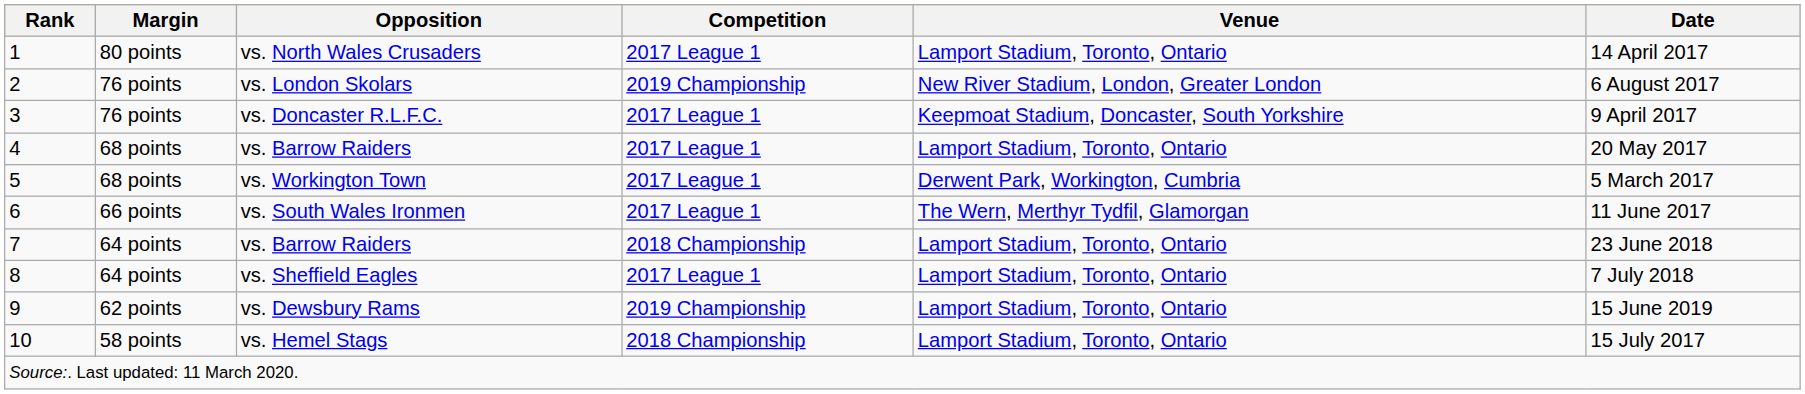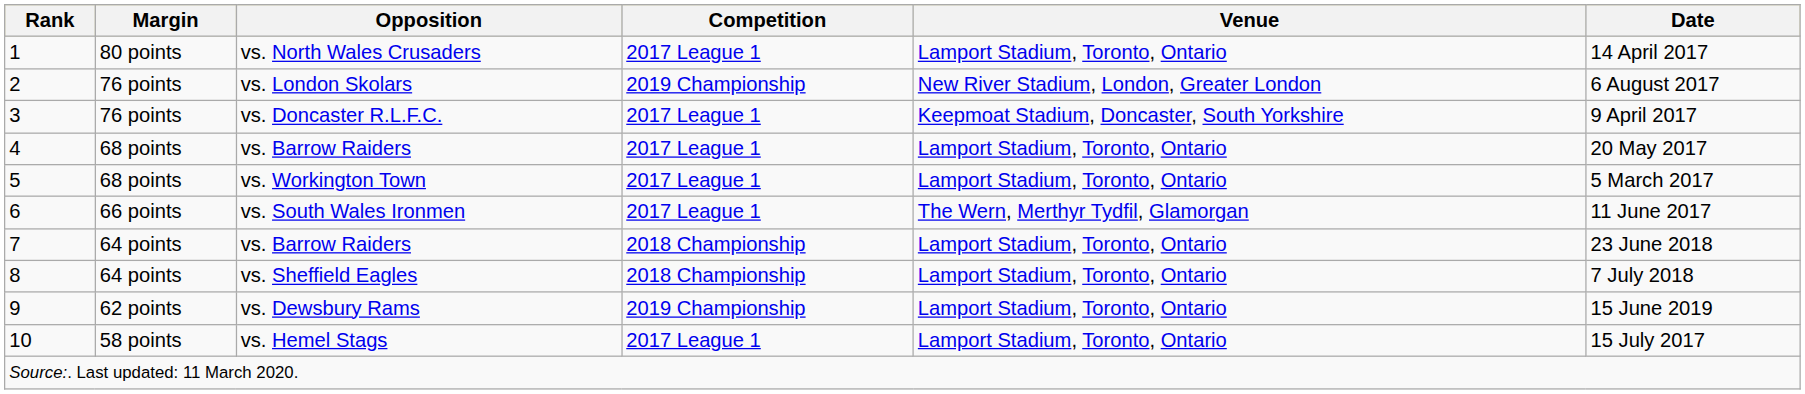(1079, 180) Derwent Park, Workington, Cumbria -> (1072, 180) Lamport Stadium, Toronto, Ontario
(694, 276) 2017 League 1 -> (716, 276) 2018 Championship
(716, 340) 2018 Championship -> (694, 340) 2017 League 1
